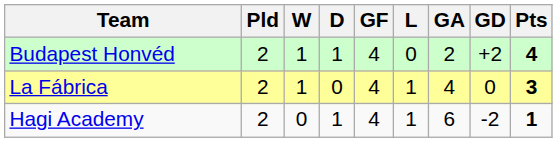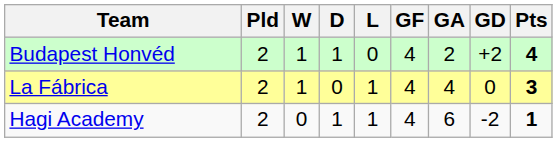columns swapped: (411, 20) <-> (374, 20)
